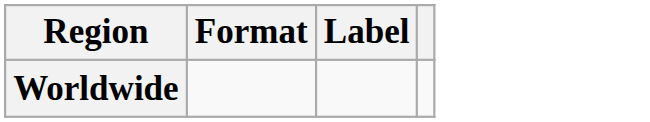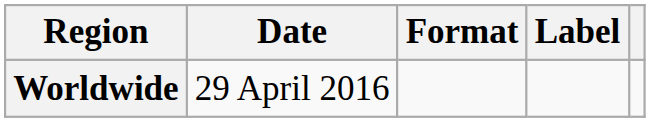+ column: (292, 32)
